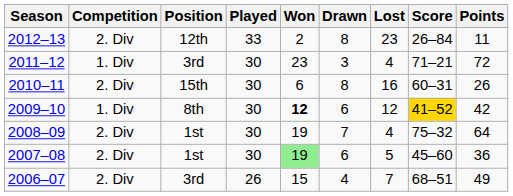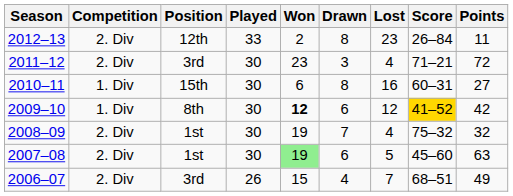(115, 62) 1. Div -> (115, 62) 2. Div
(115, 86) 2. Div -> (115, 86) 1. Div
(482, 86) 26 -> (482, 86) 27
(482, 132) 64 -> (482, 132) 32
(482, 156) 36 -> (482, 156) 63
